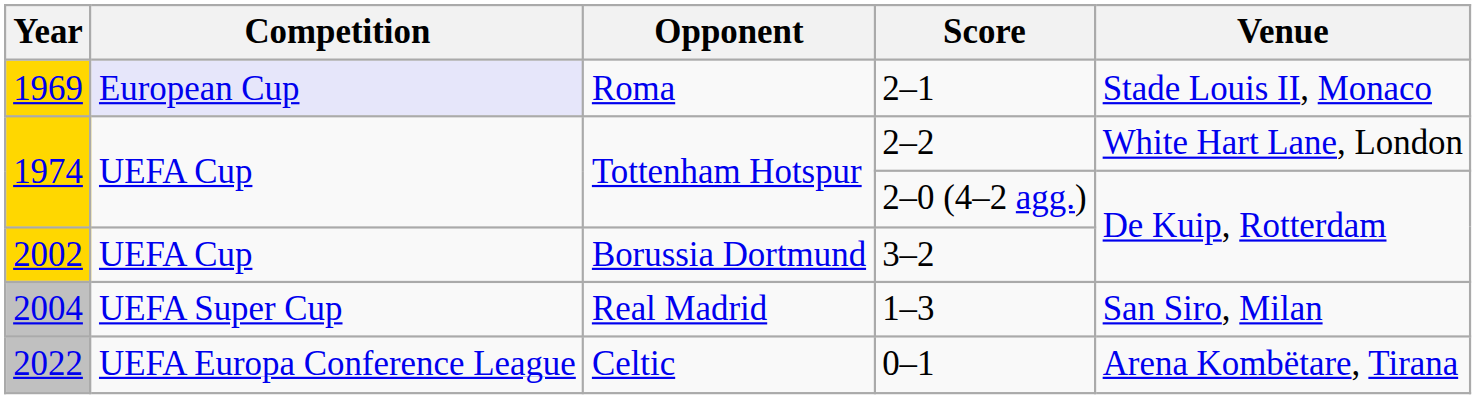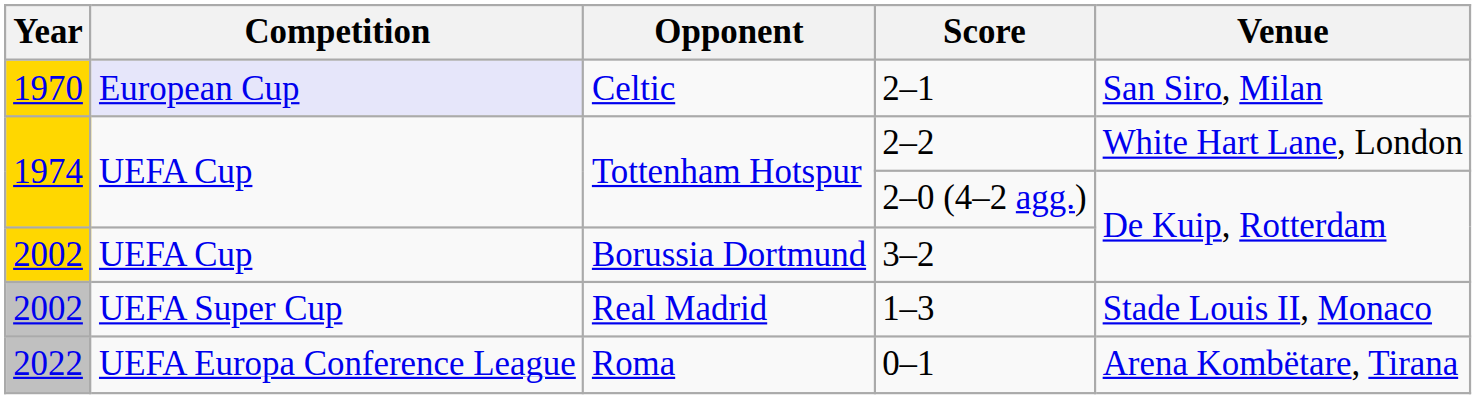(48, 87) 1969 -> (48, 87) 1970
(634, 87) Roma -> (634, 87) Celtic
(1267, 87) Stade Louis II, Monaco -> (1213, 87) San Siro, Milan
(48, 308) 2004 -> (48, 308) 2002
(1213, 308) San Siro, Milan -> (1267, 308) Stade Louis II, Monaco
(634, 364) Celtic -> (634, 364) Roma
